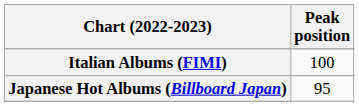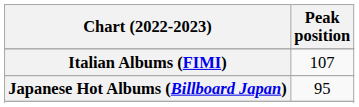(322, 62) 100 -> (322, 62) 107
